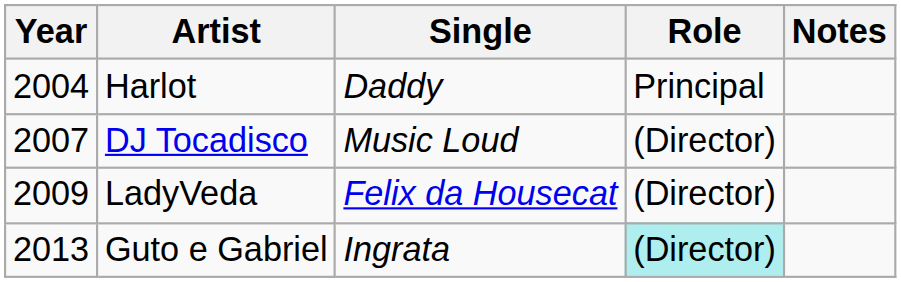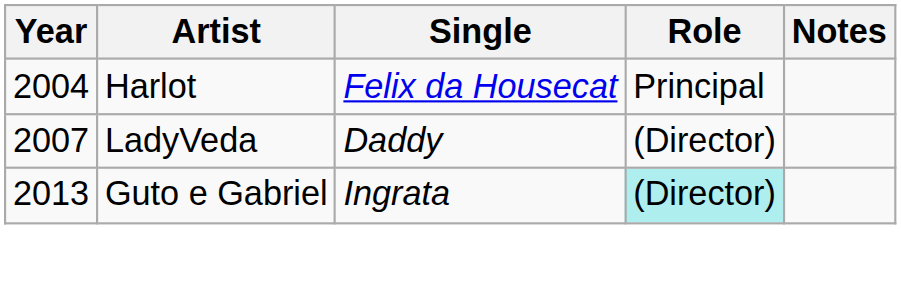(393, 85) Daddy -> (480, 85) Felix da Housecat
- row: (206, 140)
(51, 194) 2009 -> (51, 140) 2007
(480, 194) Felix da Housecat -> (393, 140) Daddy
